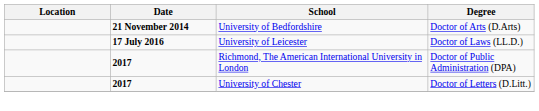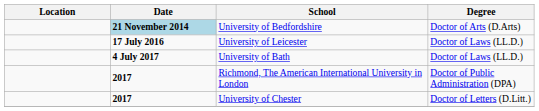(151, 27) no background -> (151, 27) lightblue background
+ row: (254, 57)
